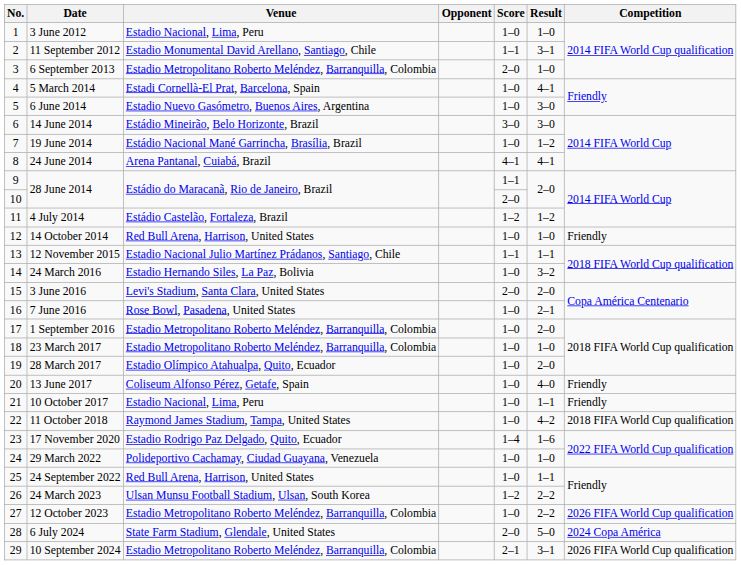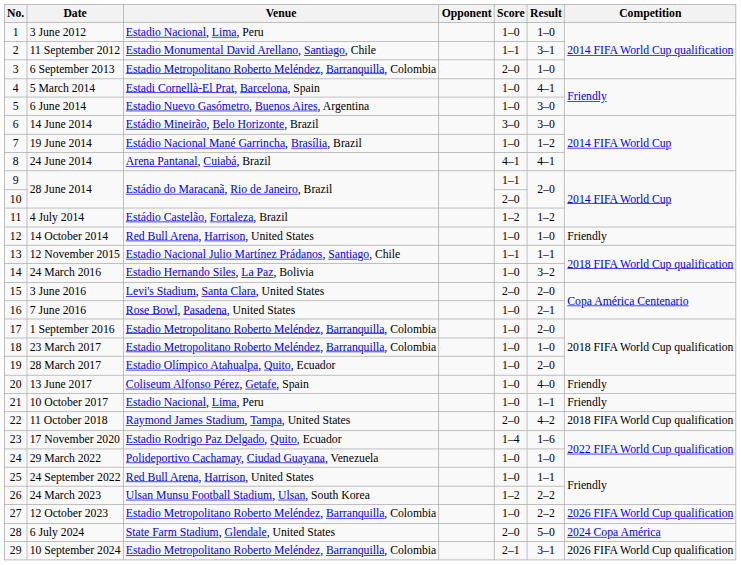(511, 421) 1–0 -> (511, 421) 2–0
